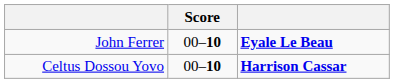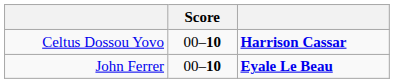rows swapped: (130, 41) <-> (103, 66)
